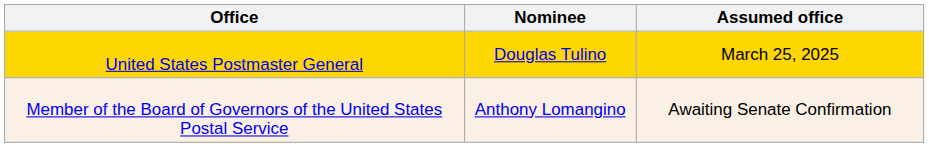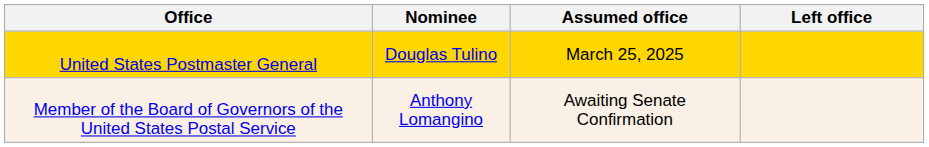+ column: (832, 17)
